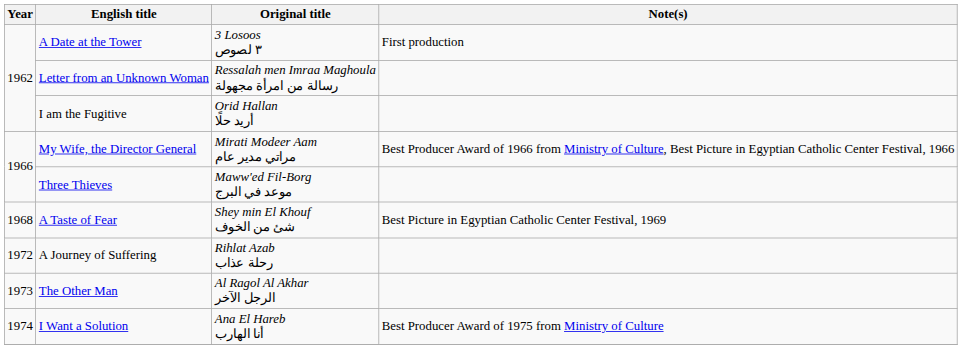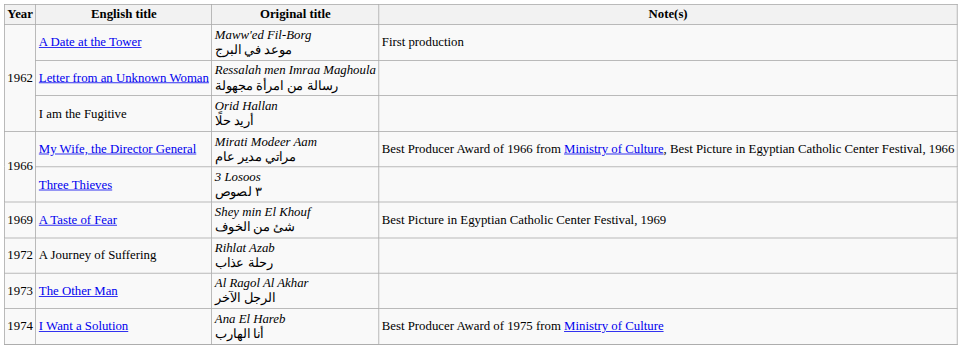(238, 42) 3 Losoos ٣ لصوص -> (263, 42) Maww'ed Fil-Borg موعد في البرج
(263, 184) Maww'ed Fil-Borg موعد في البرج -> (238, 184) 3 Losoos ٣ لصوص
(20, 220) 1968 -> (20, 220) 1969
